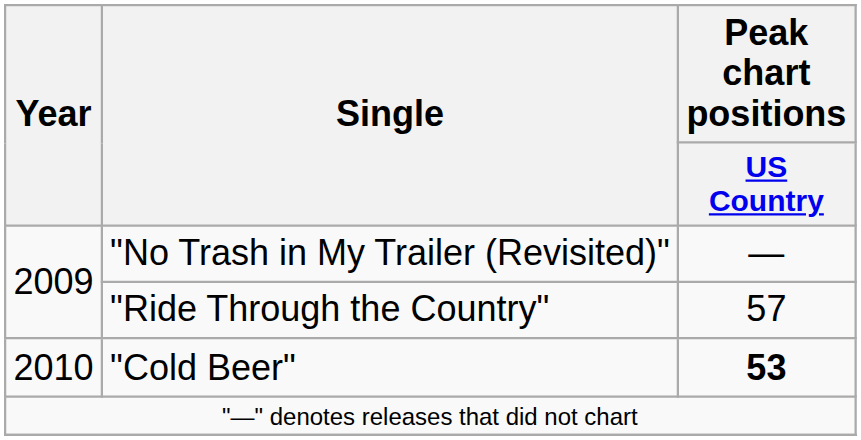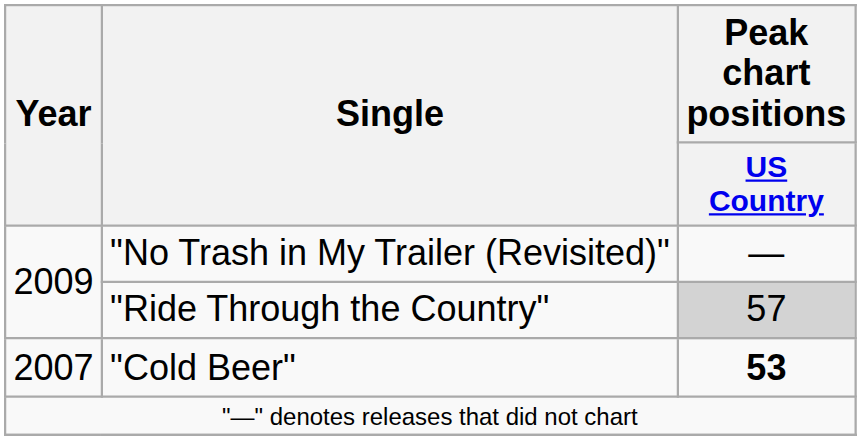(766, 309) no background -> (766, 309) lightgrey background
(53, 367) 2010 -> (53, 367) 2007
